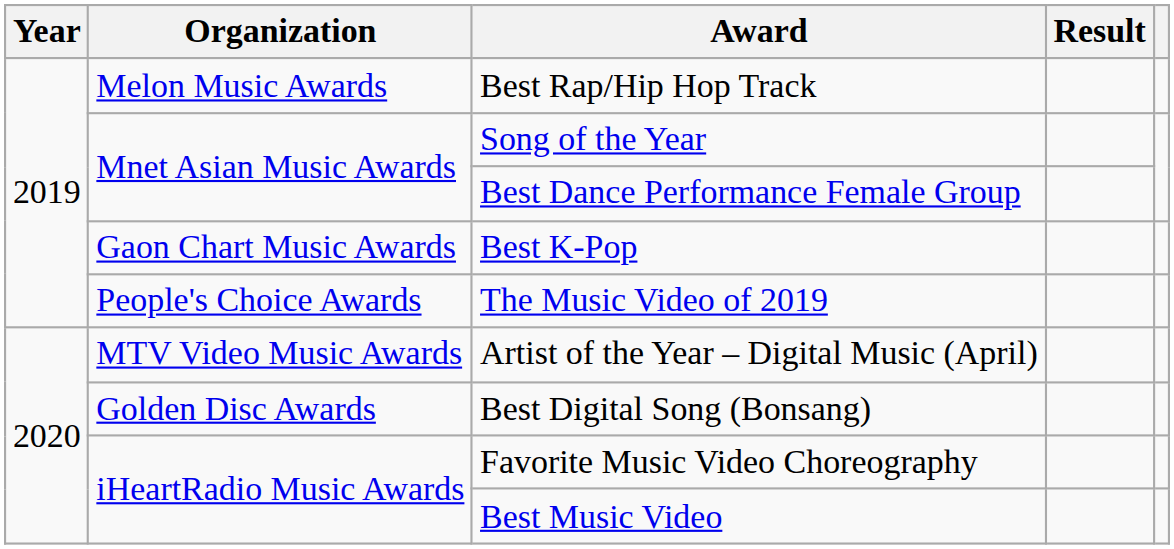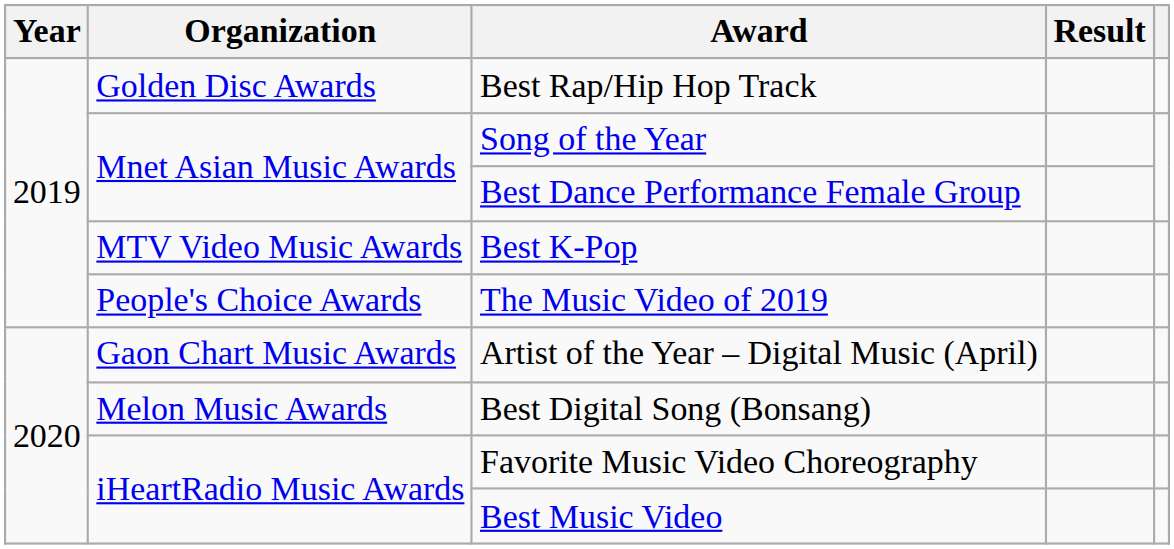(242, 85) Melon Music Awards -> (236, 85) Golden Disc Awards
(276, 246) Gaon Chart Music Awards -> (279, 246) MTV Video Music Awards
(279, 354) MTV Video Music Awards -> (276, 354) Gaon Chart Music Awards
(236, 407) Golden Disc Awards -> (242, 407) Melon Music Awards
